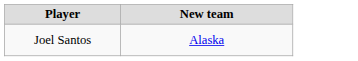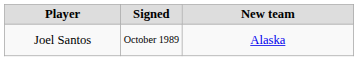+ column: (151, 14)
